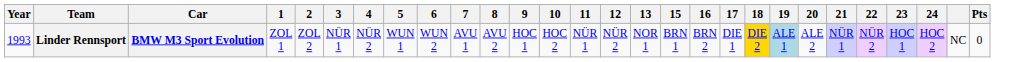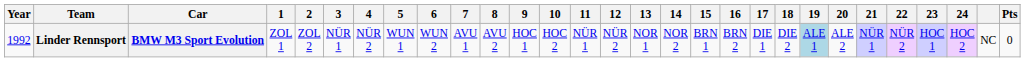+ column: (676, 13)
(19, 39) 1993 -> (19, 39) 1992
(757, 39) gold background -> (787, 39) no background
